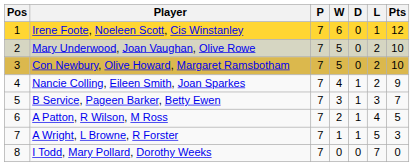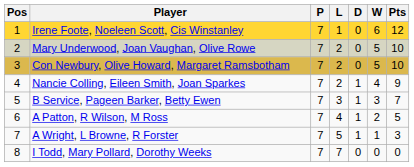columns swapped: (339, 13) <-> (377, 13)
